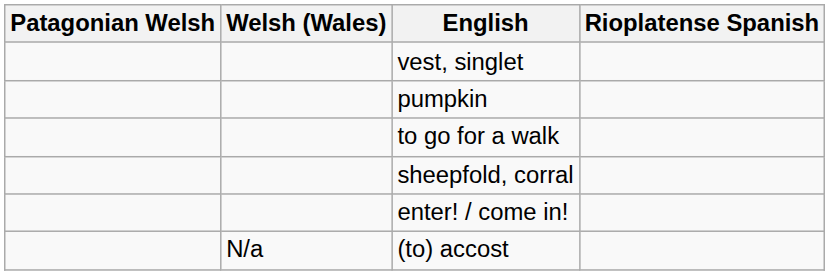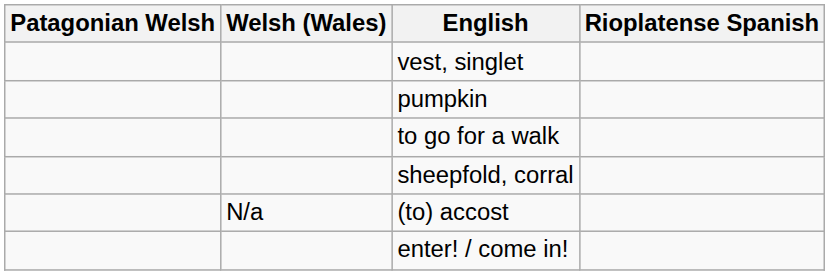rows swapped: (483, 212) <-> (453, 250)
